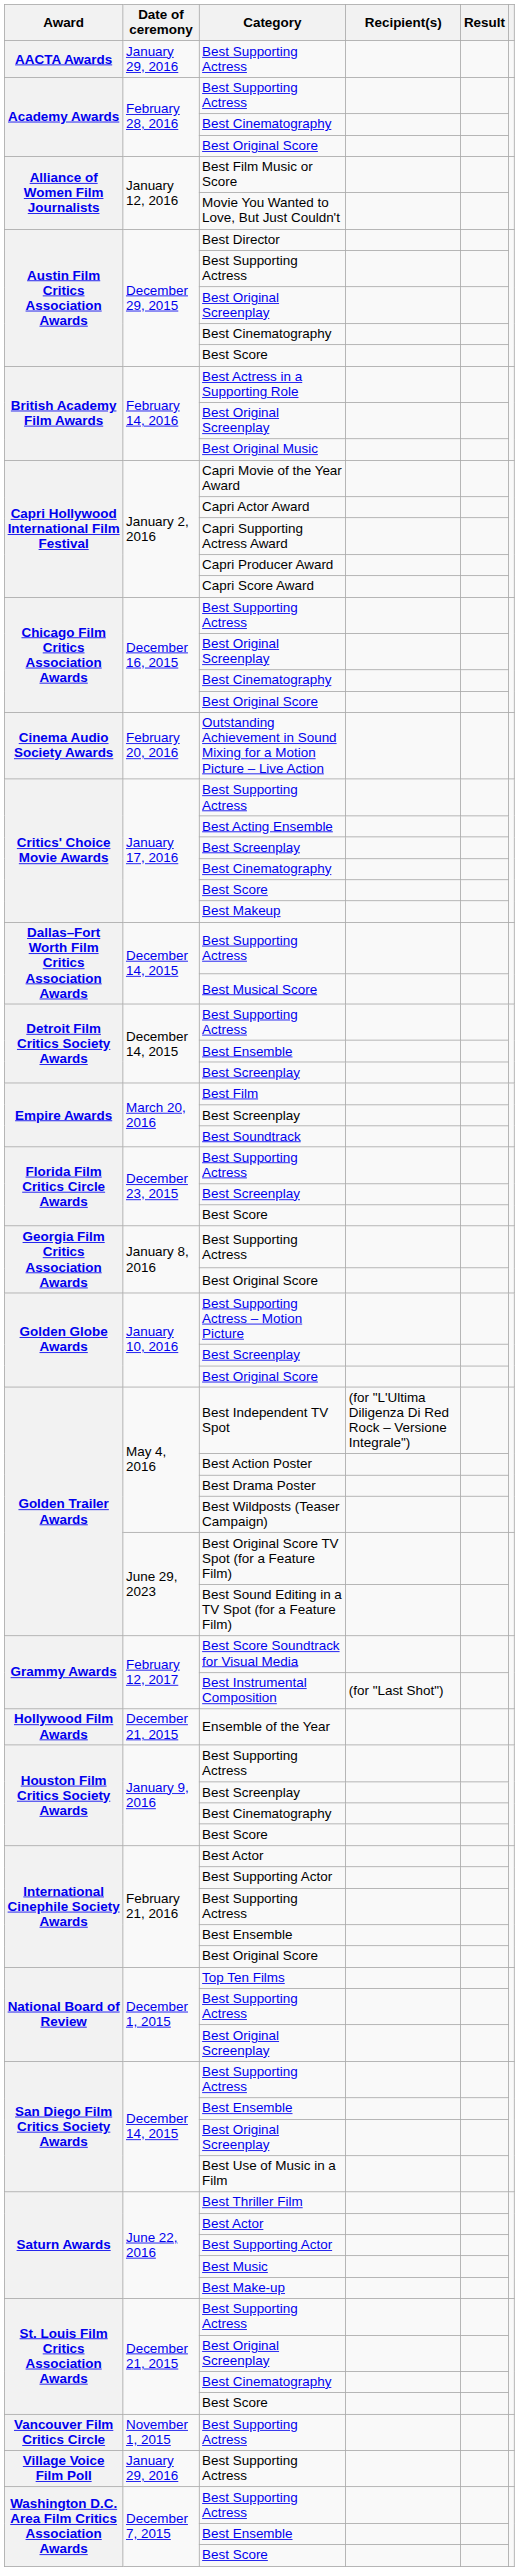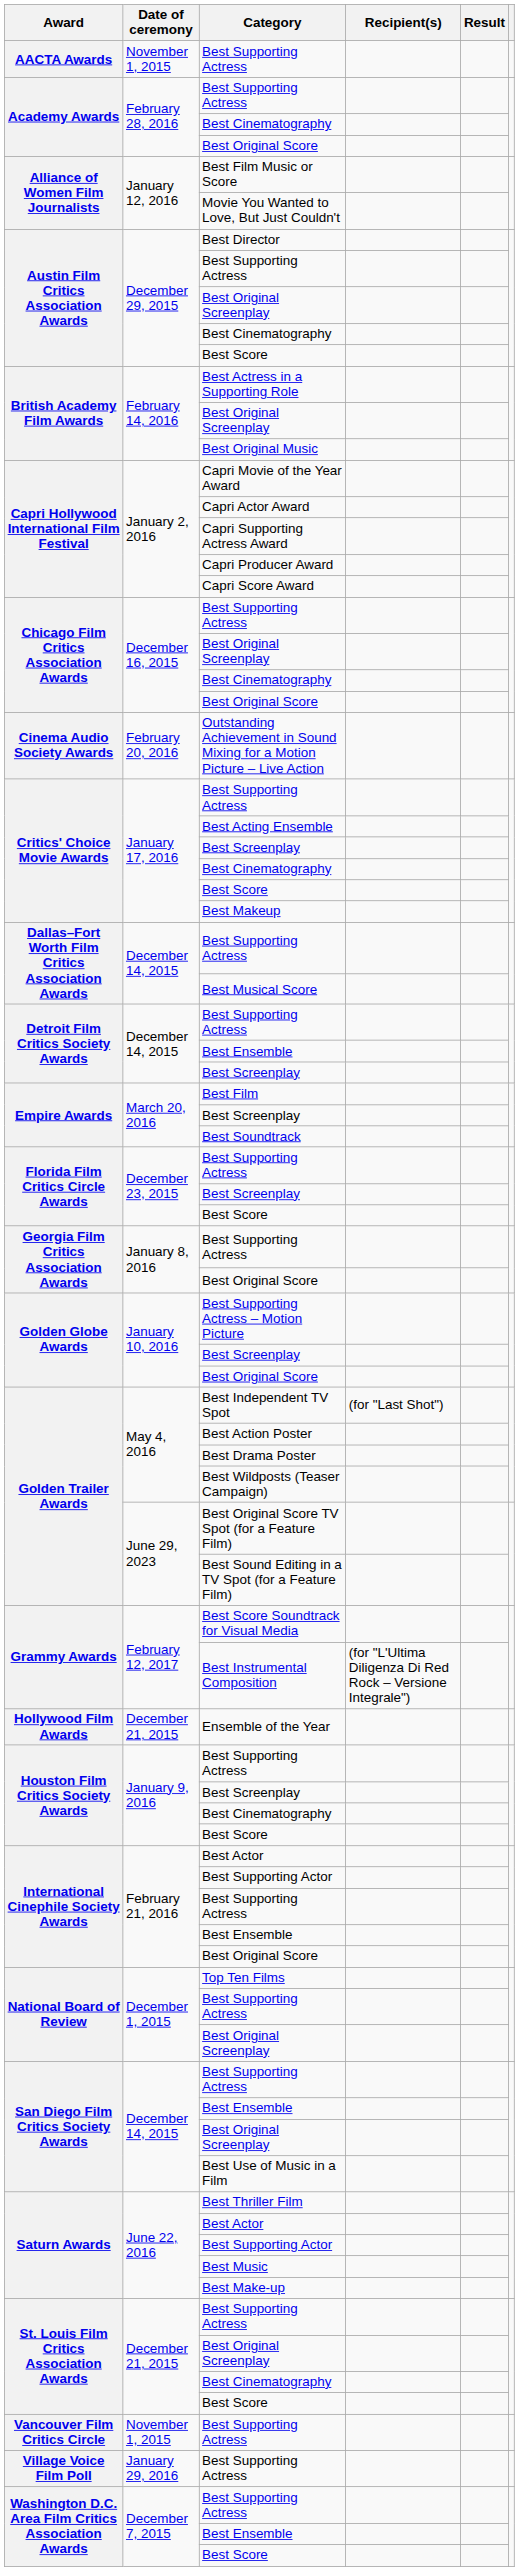(152, 59) January 29, 2016 -> (157, 59) November 1, 2015
(399, 1420) (for "L'Ultima Diligenza Di Red Rock – Versione Integrale") -> (396, 1405) (for "Last Shot")
(396, 1690) (for "Last Shot") -> (399, 1675) (for "L'Ultima Diligenza Di Red Rock – Versione Integrale")
